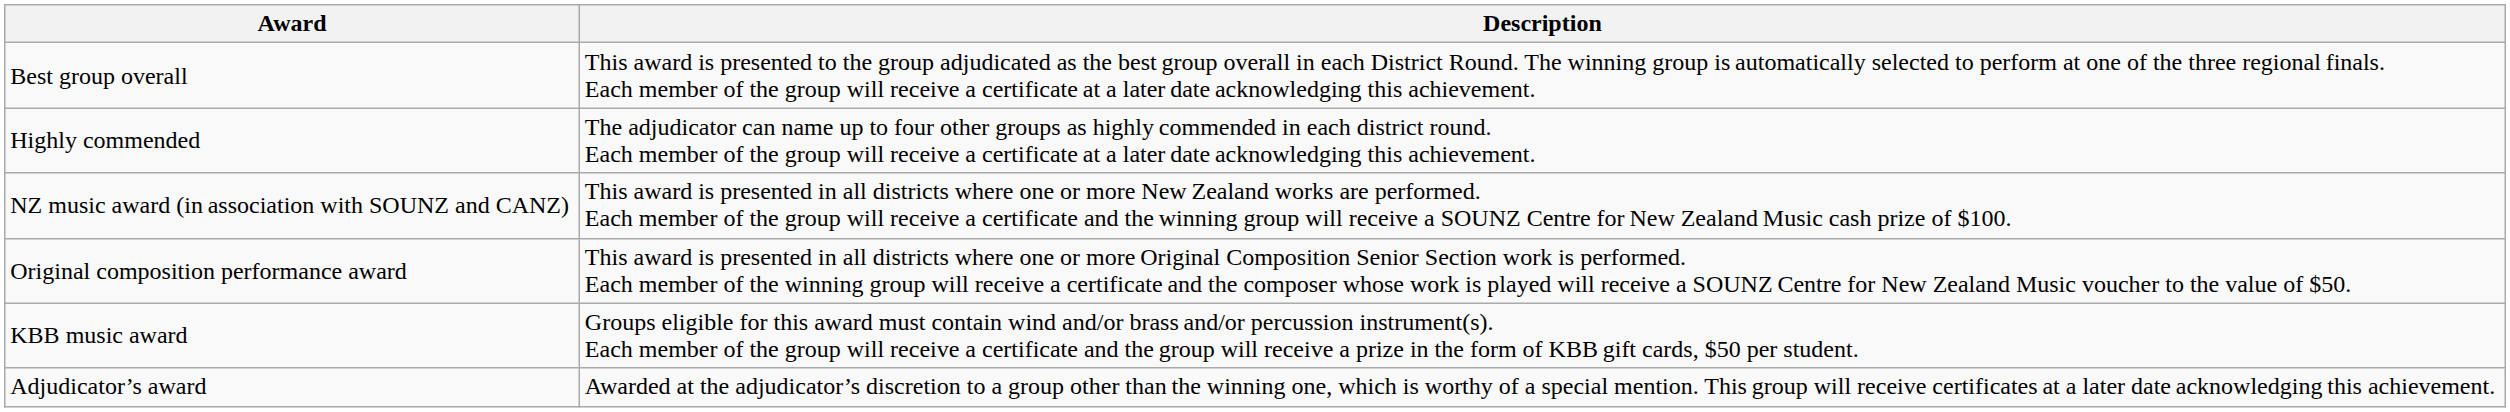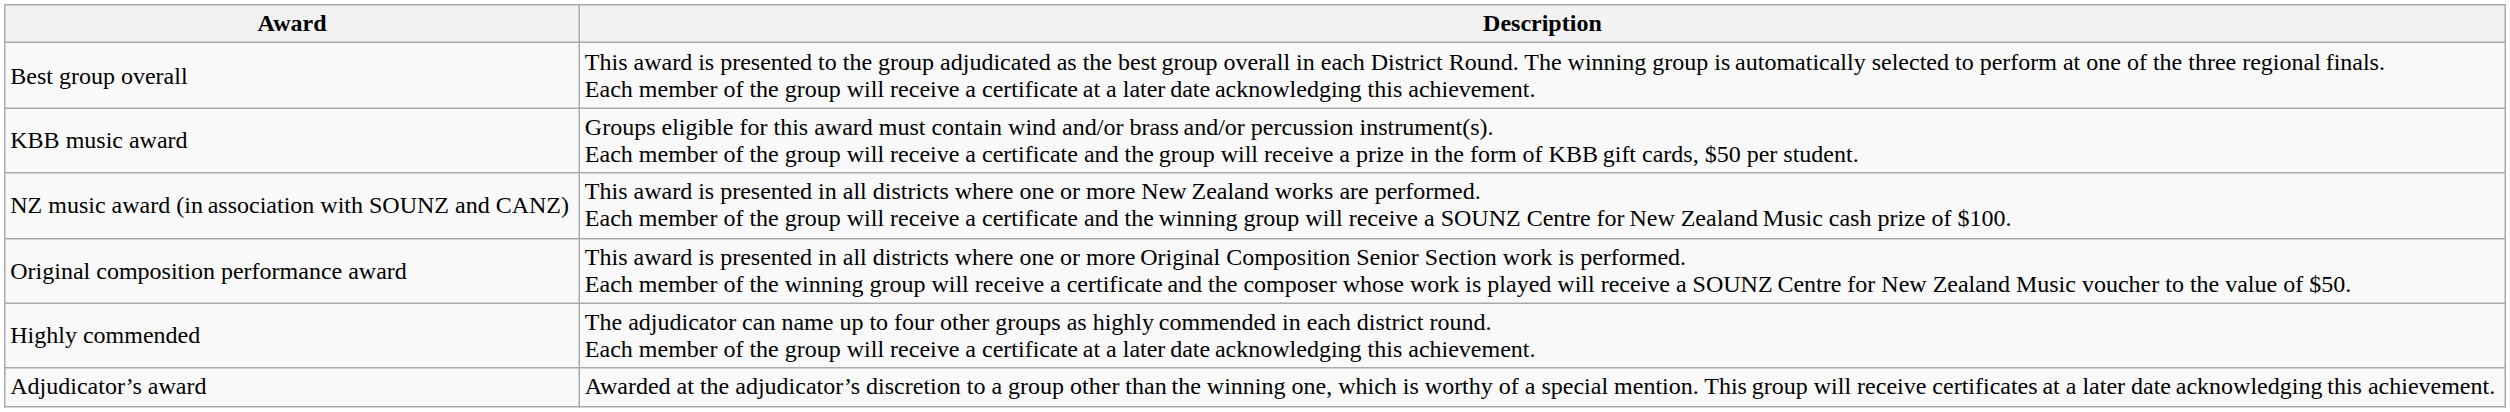rows swapped: (105, 140) <-> (99, 335)
